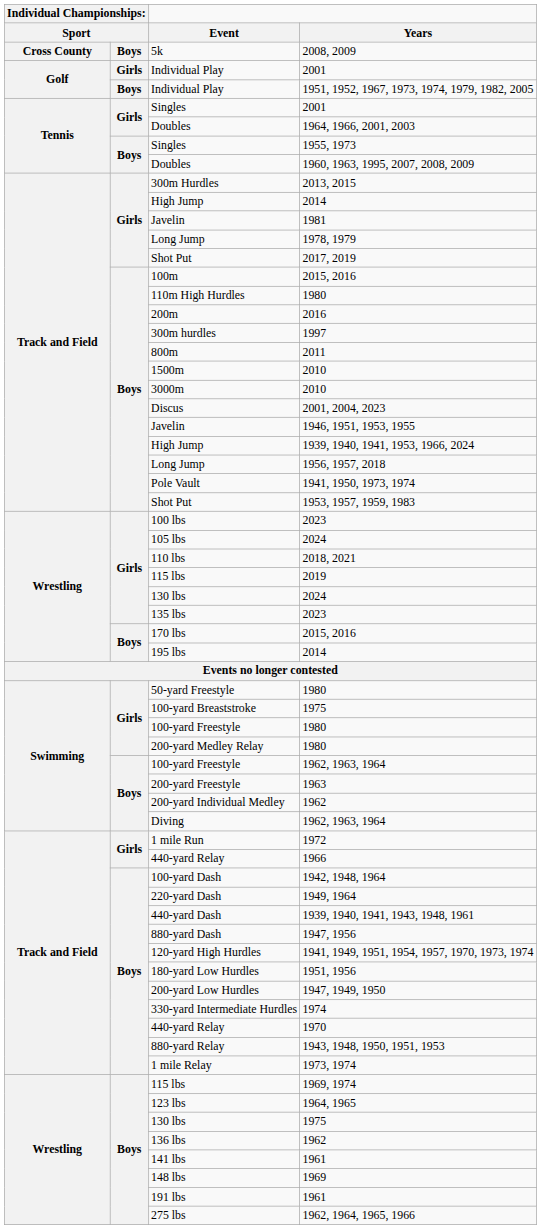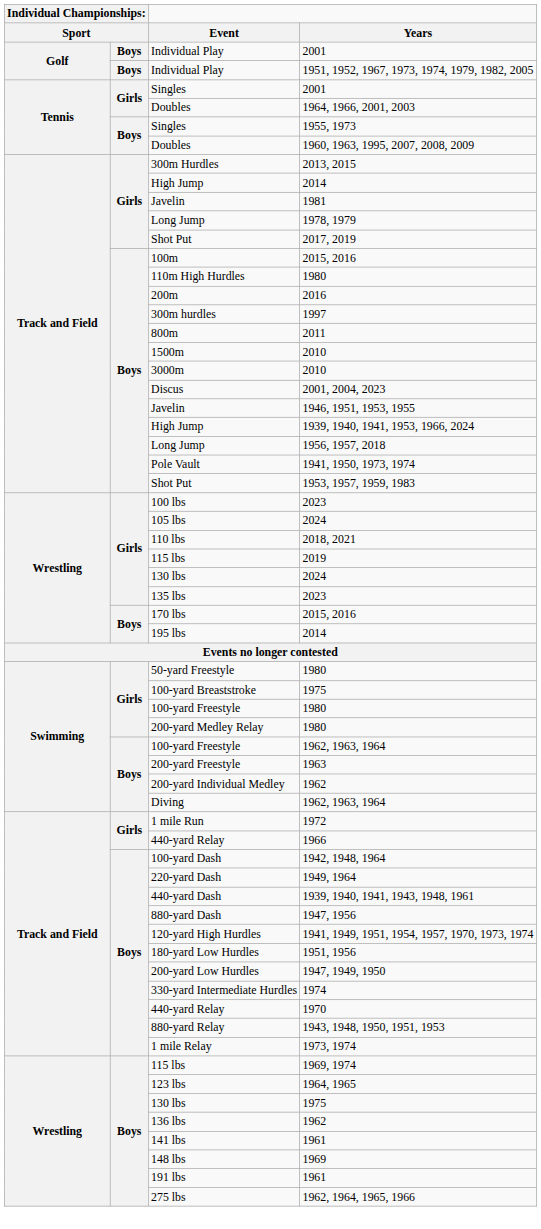- row: (157, 51)
(129, 70) Girls -> (129, 51) Boys
